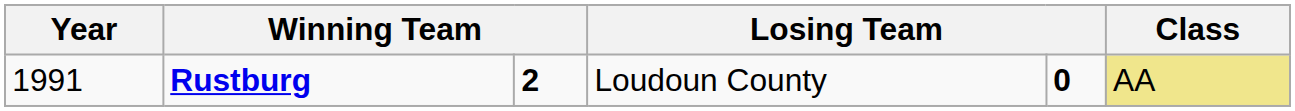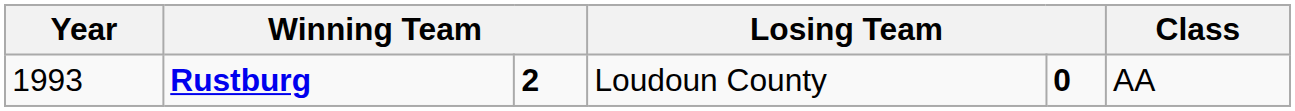(48, 79) 1991 -> (48, 79) 1993
(1134, 79) khaki background -> (1134, 79) no background
